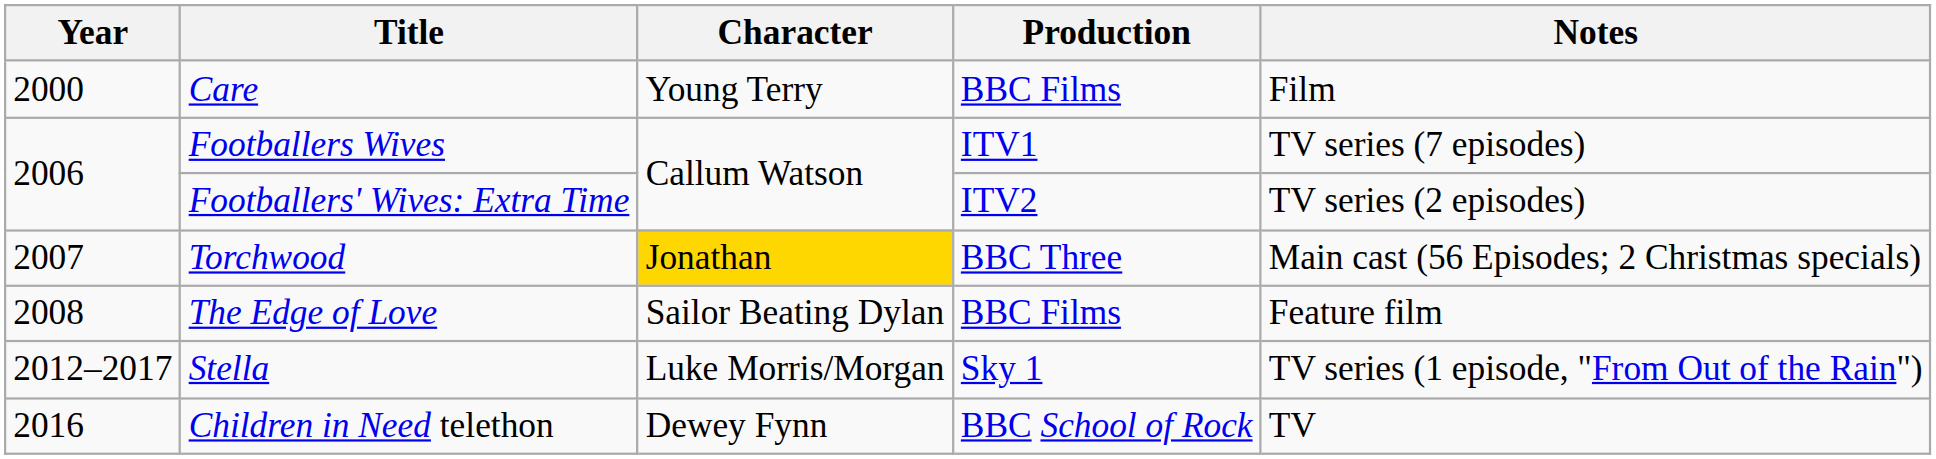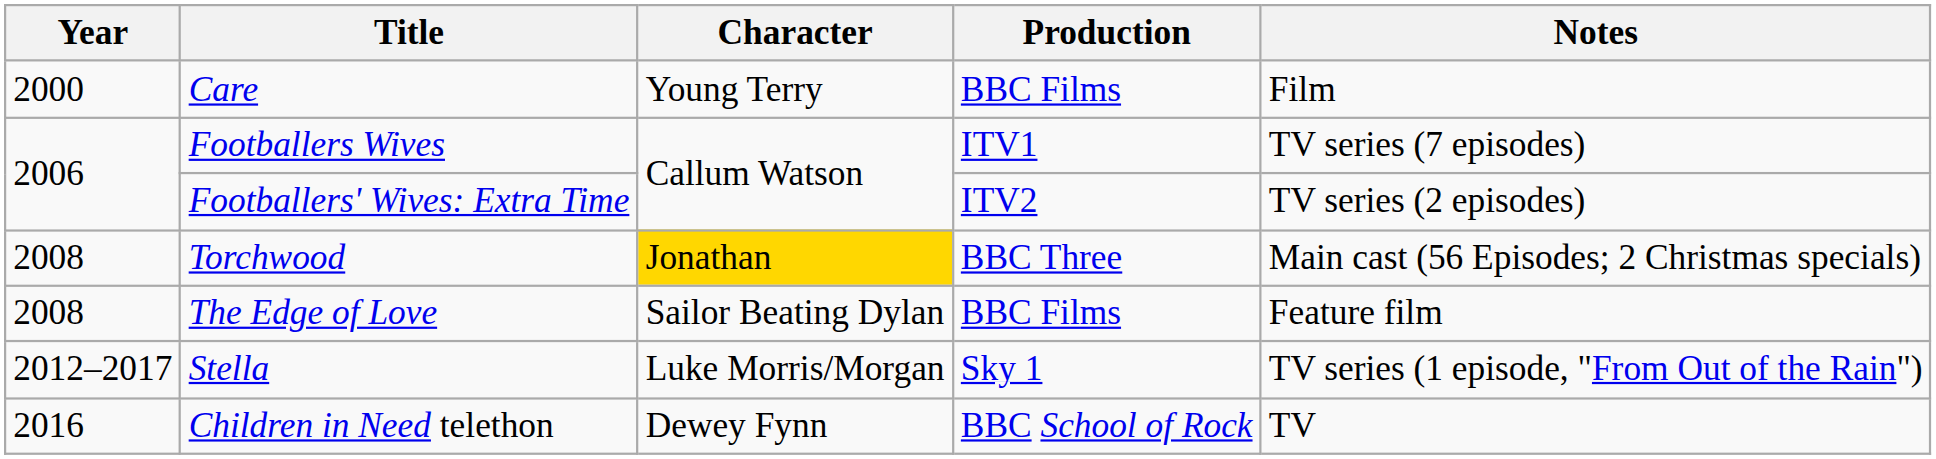(49, 256) 2007 -> (49, 256) 2008
